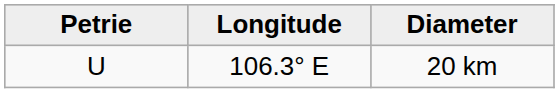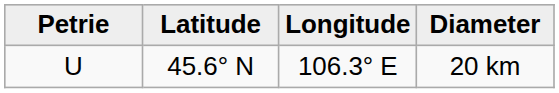+ column: (211, 25)
